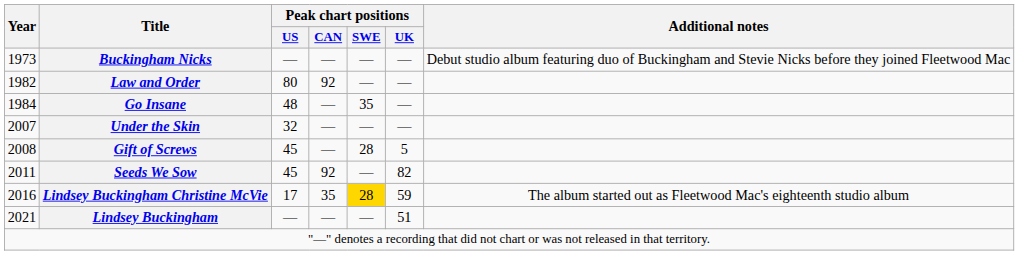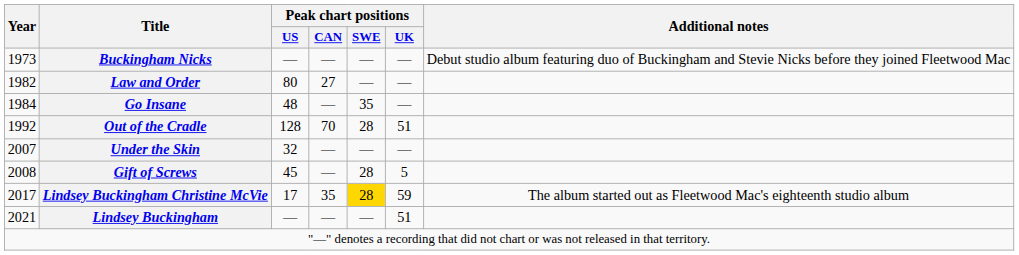(328, 82) 92 -> (328, 82) 27
+ row: (155, 127)
- row: (155, 172)
(22, 195) 2016 -> (22, 195) 2017
